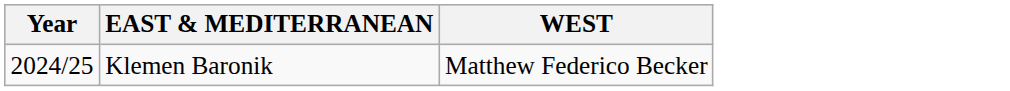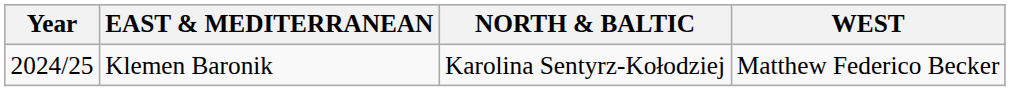+ column: (585, 24)
